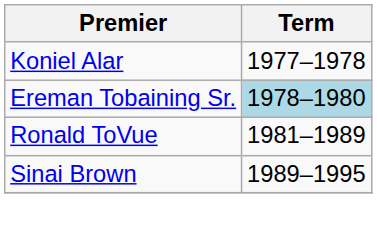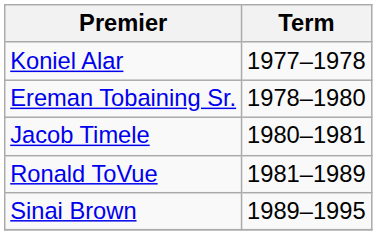(306, 98) lightblue background -> (306, 98) no background
+ row: (80, 135)
